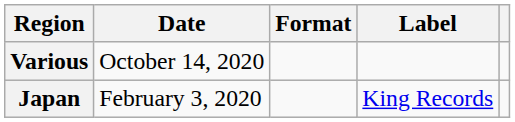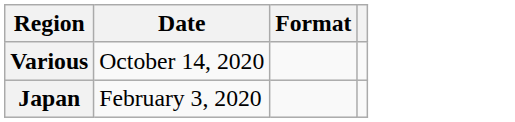- column: (428, 23)
